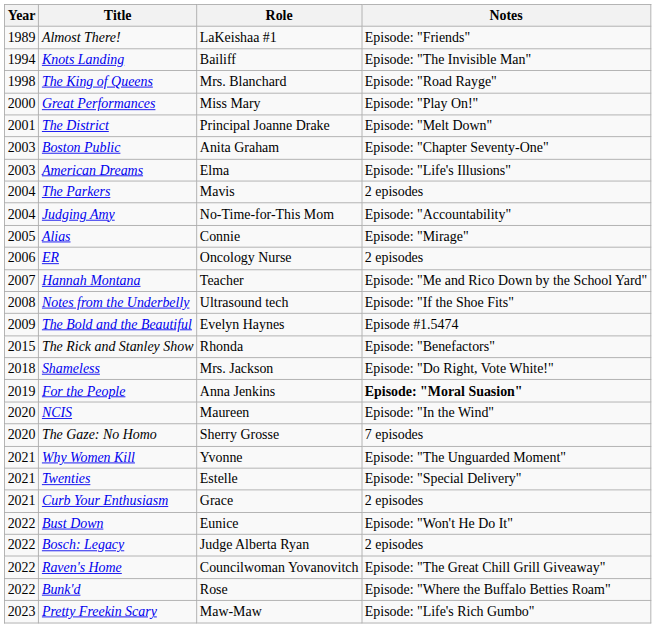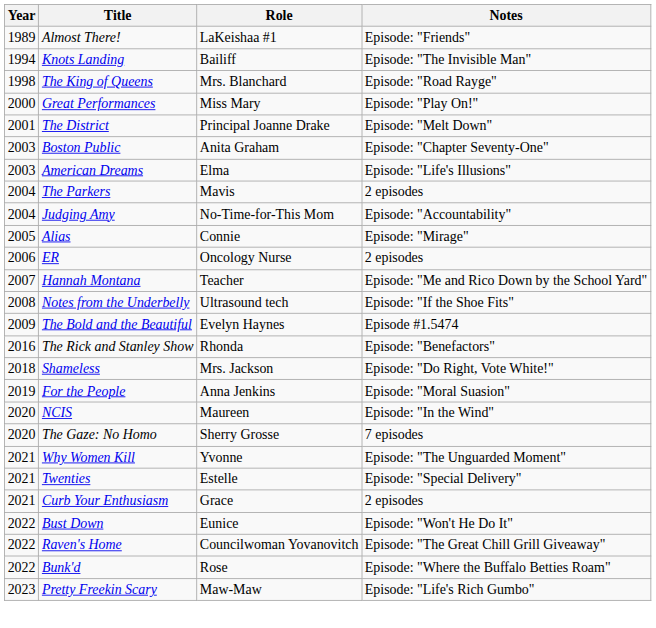(22, 346) 2015 -> (22, 346) 2016
(444, 390) bold -> (437, 390) normal
- row: (83, 545)
